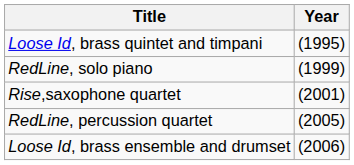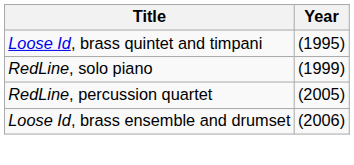- row: (94, 95)
